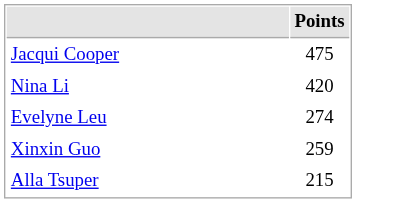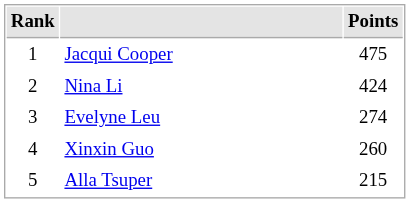+ column: (33, 21)
(320, 86) 420 -> (373, 86) 424
(320, 149) 259 -> (373, 149) 260
